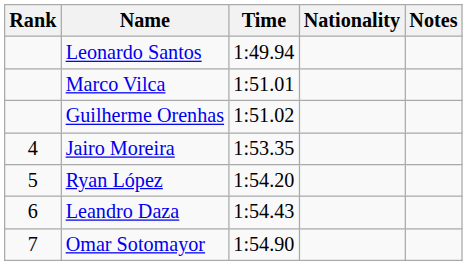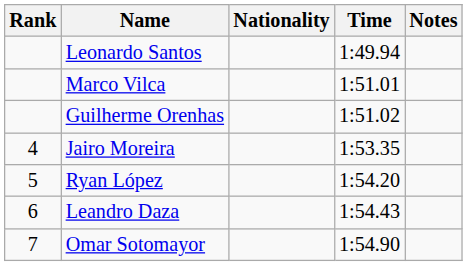columns swapped: (352, 20) <-> (264, 20)
